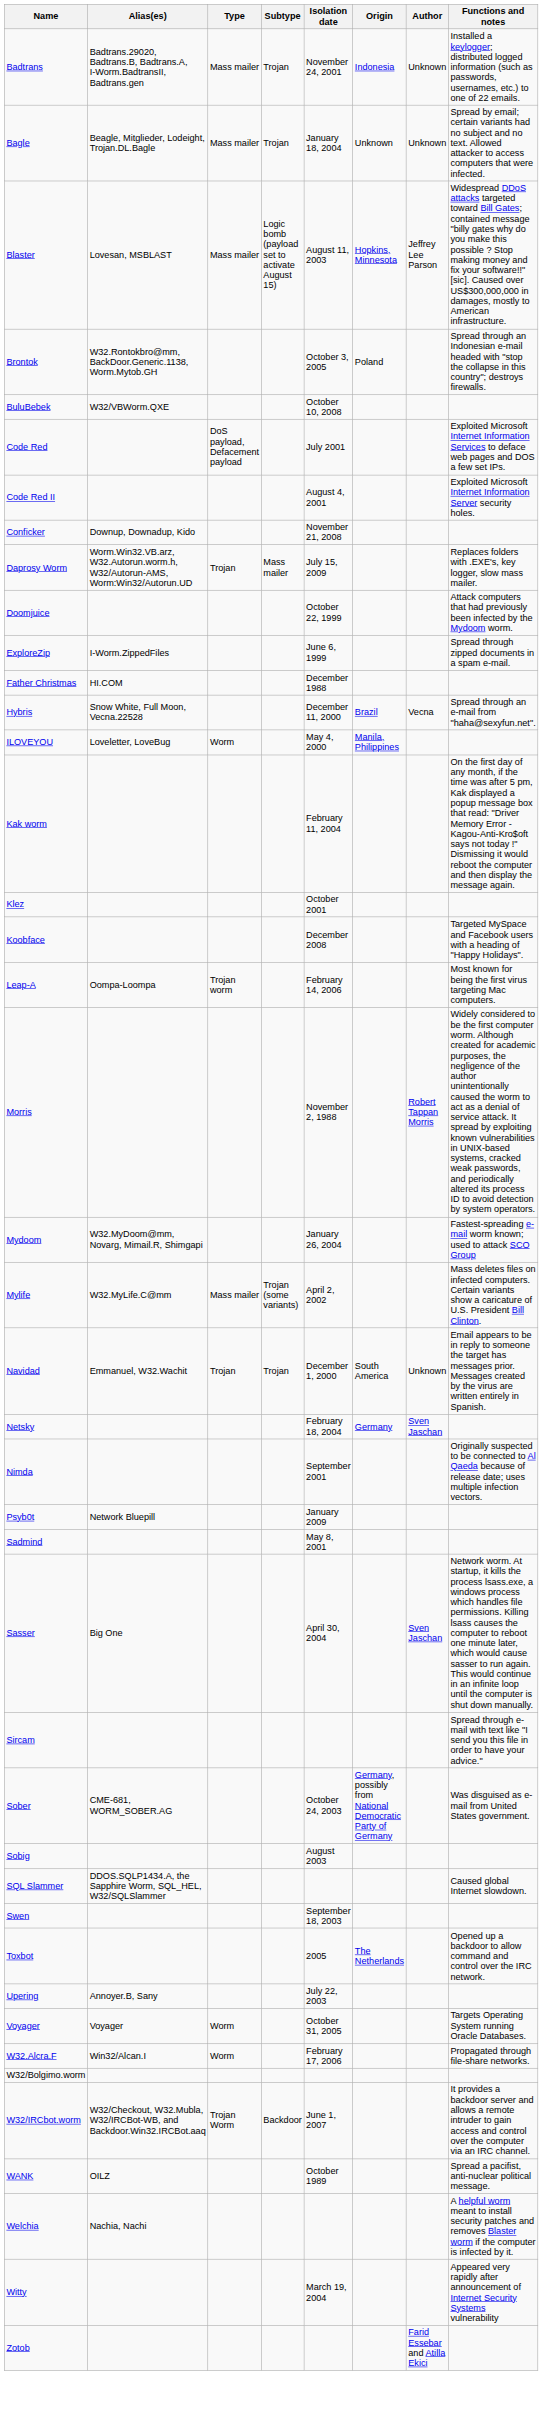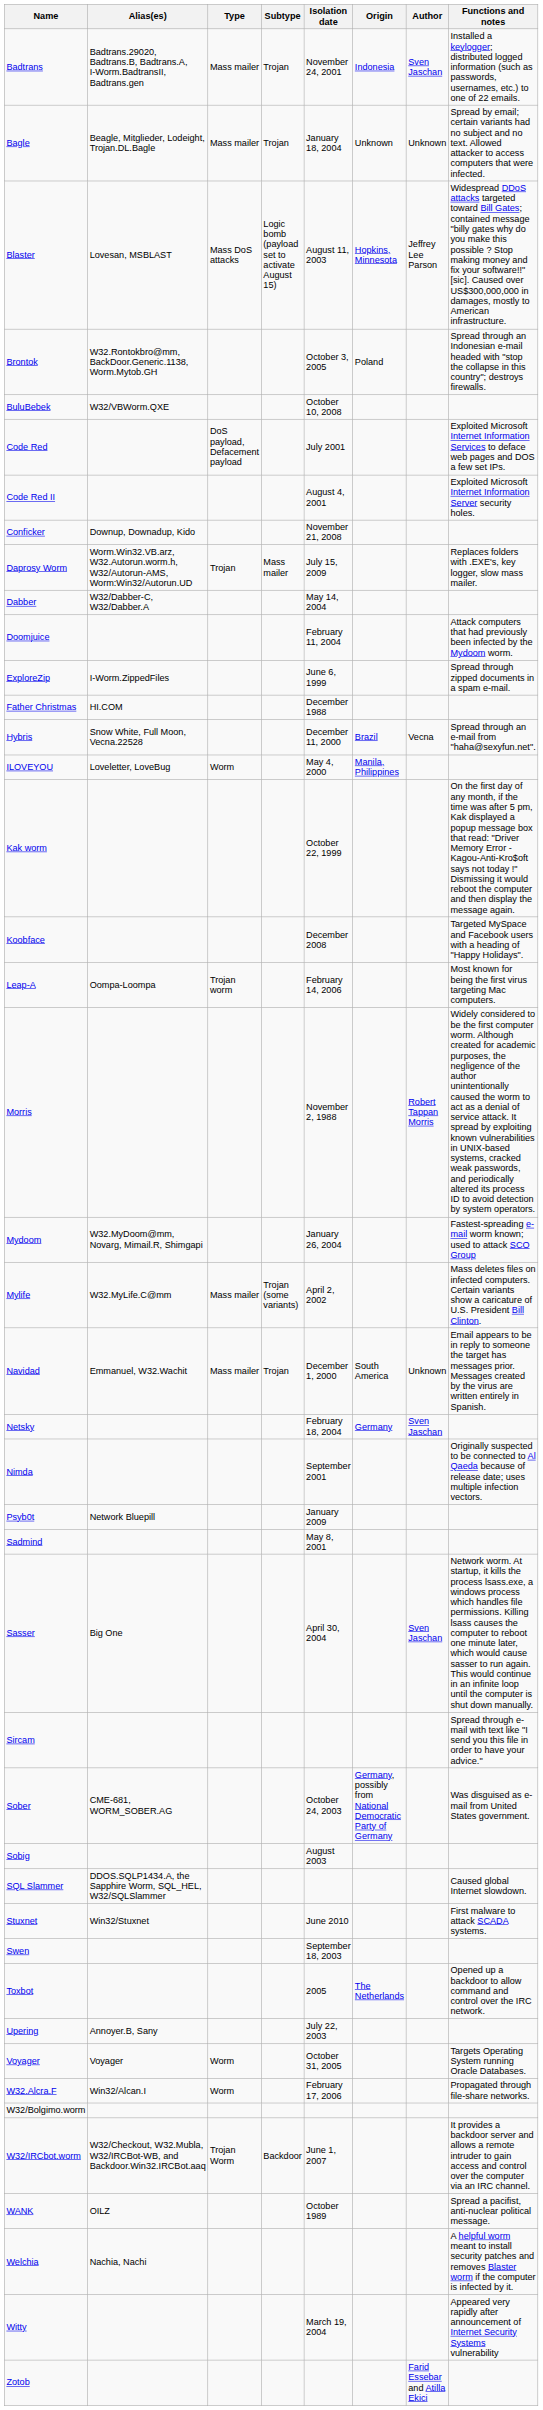(427, 67) Unknown -> (425, 67) Sven Jaschan
(235, 255) Mass mailer -> (231, 255) Mass DoS attacks
+ row: (21, 602)
(324, 612) October 22, 1999 -> (324, 637) February 11, 2004
(324, 823) February 11, 2004 -> (324, 848) October 22, 1999
- row: (15, 904)
(223, 1371) Trojan -> (235, 1371) Mass mailer
+ row: (22, 1921)
